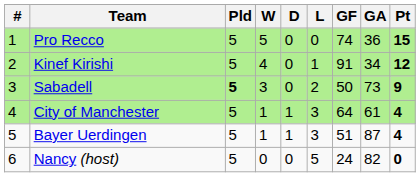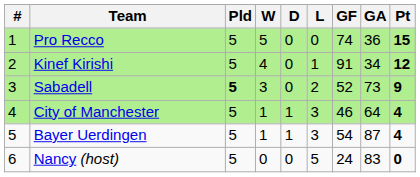(344, 87) 50 -> (344, 87) 52
(344, 111) 64 -> (344, 111) 46
(372, 111) 61 -> (372, 111) 64
(344, 135) 51 -> (344, 135) 54
(372, 159) 82 -> (372, 159) 83
